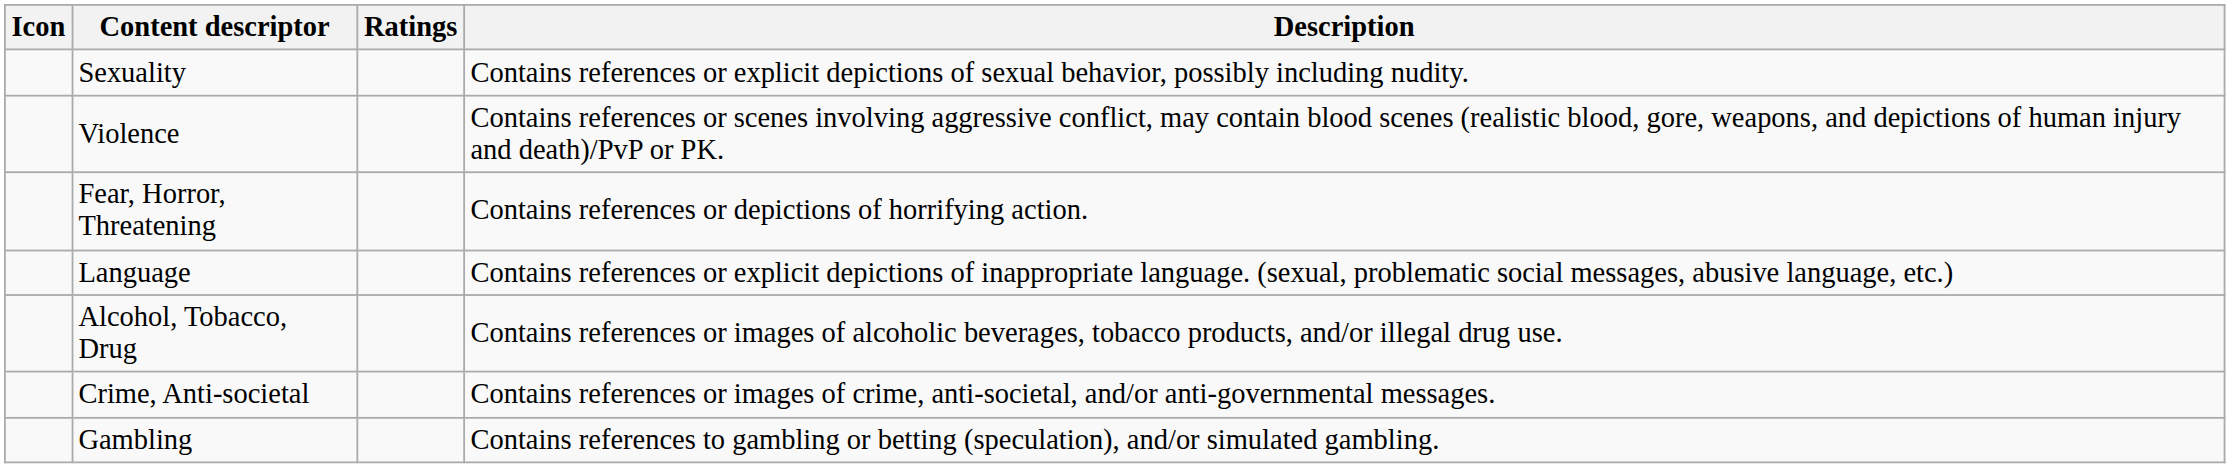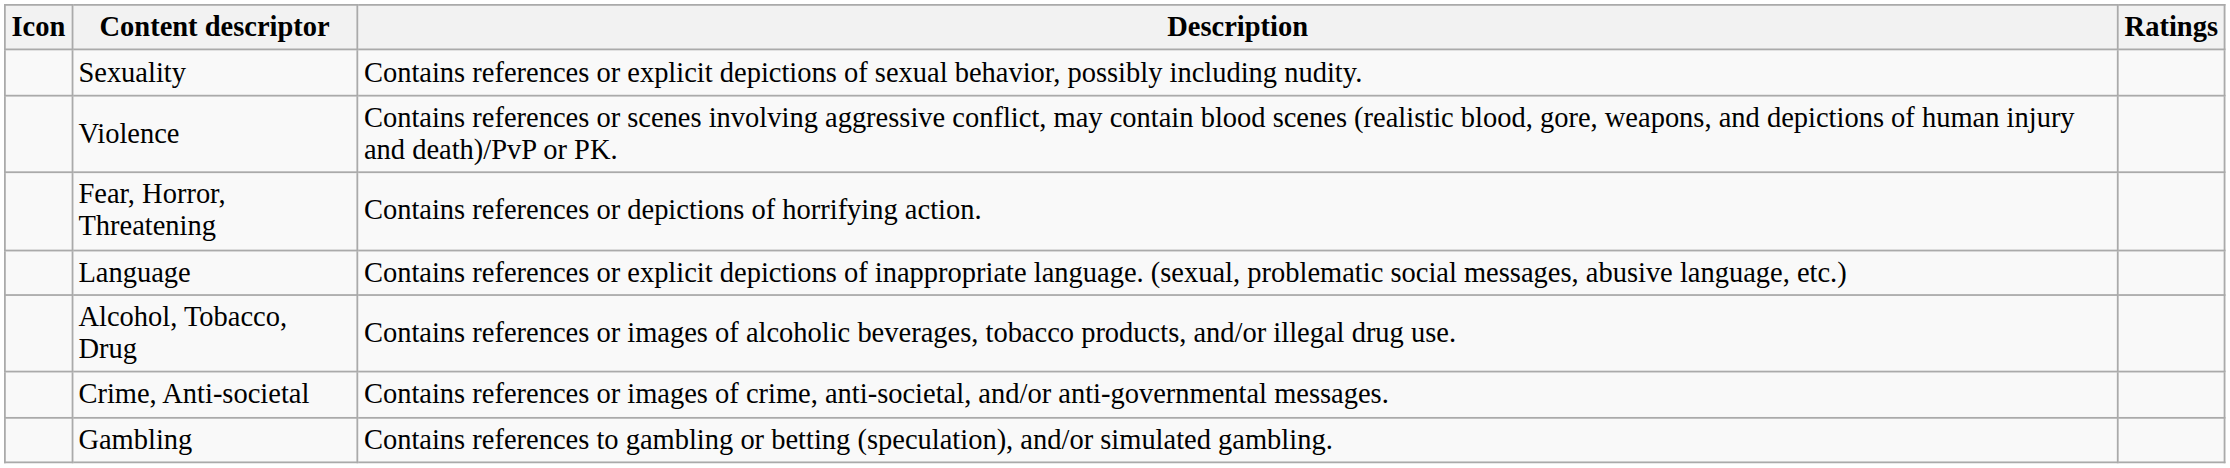columns swapped: (1344, 27) <-> (411, 27)
